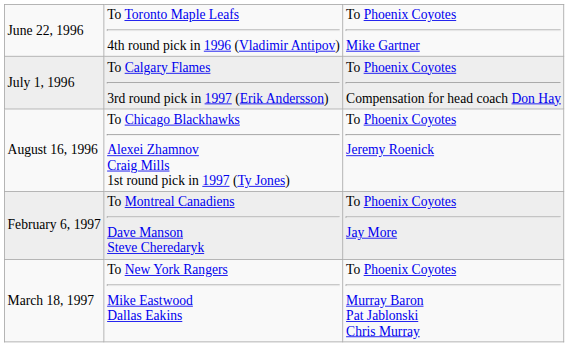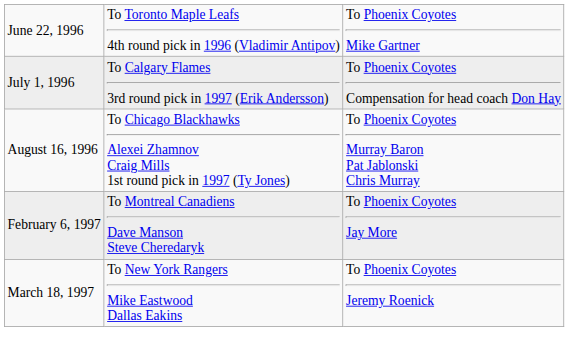(454, 134) To Phoenix Coyotes Jeremy Roenick -> (454, 150) To Phoenix Coyotes Murray Baron Pat Jablonski Chris Murray
(454, 300) To Phoenix Coyotes Murray Baron Pat Jablonski Chris Murray -> (454, 285) To Phoenix Coyotes Jeremy Roenick
